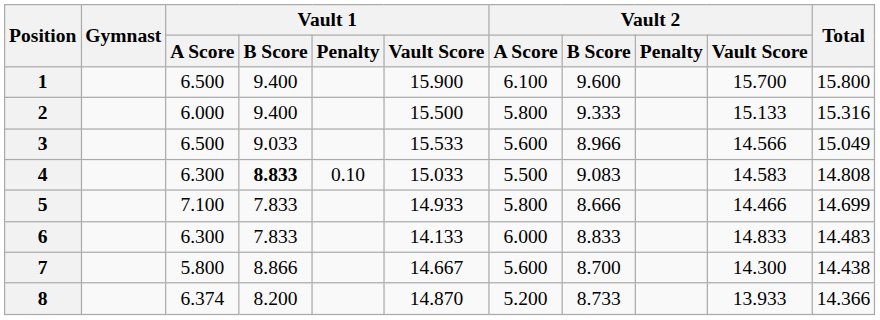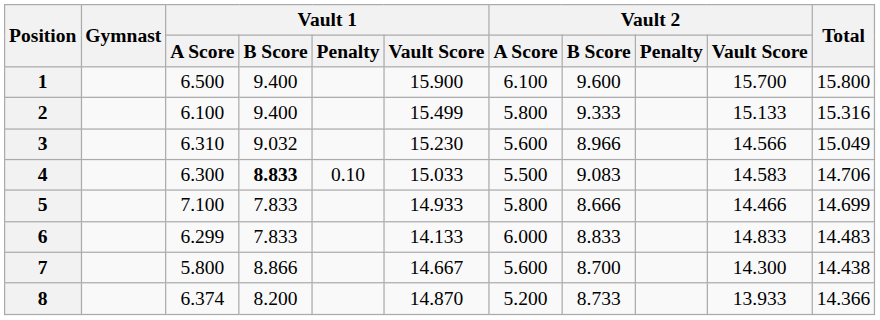(202, 112) 6.000 -> (202, 112) 6.100
(436, 112) 15.500 -> (436, 112) 15.499
(202, 143) 6.500 -> (202, 143) 6.310
(276, 143) 9.033 -> (276, 143) 9.032
(436, 143) 15.533 -> (436, 143) 15.230
(843, 174) 14.808 -> (843, 174) 14.706
(202, 236) 6.300 -> (202, 236) 6.299
